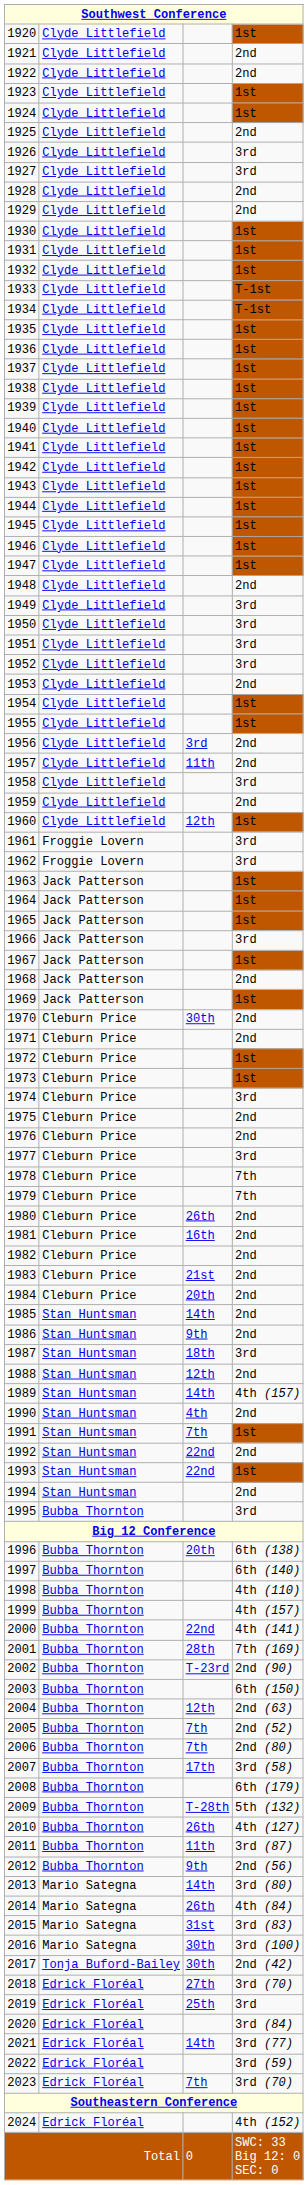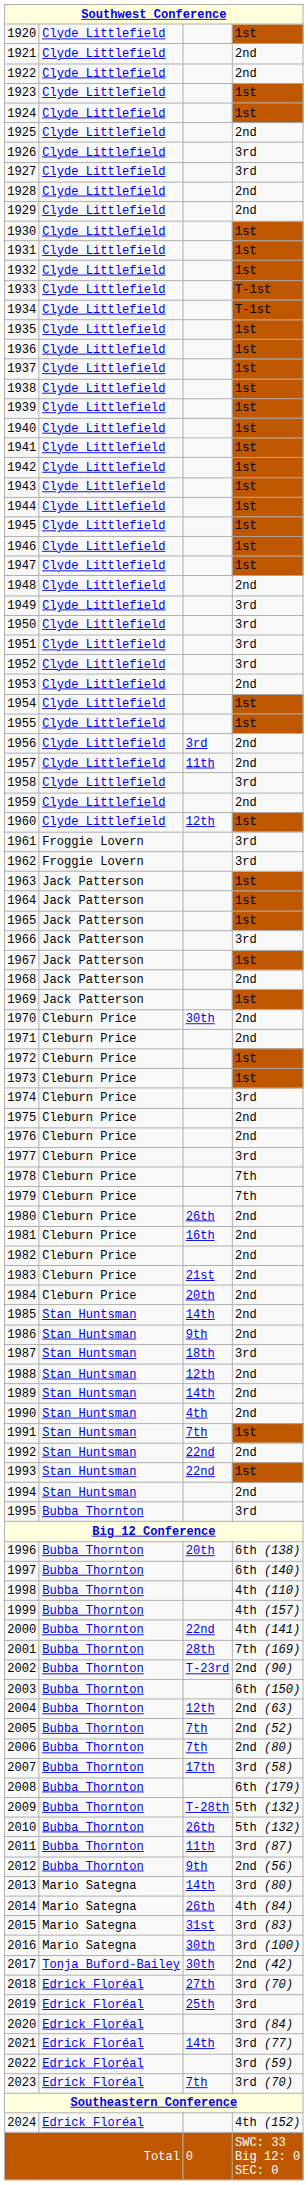(268, 1394) 4th (157) -> (246, 1394) 2nd
(268, 1827) 4th (127) -> (268, 1827) 5th (132)
